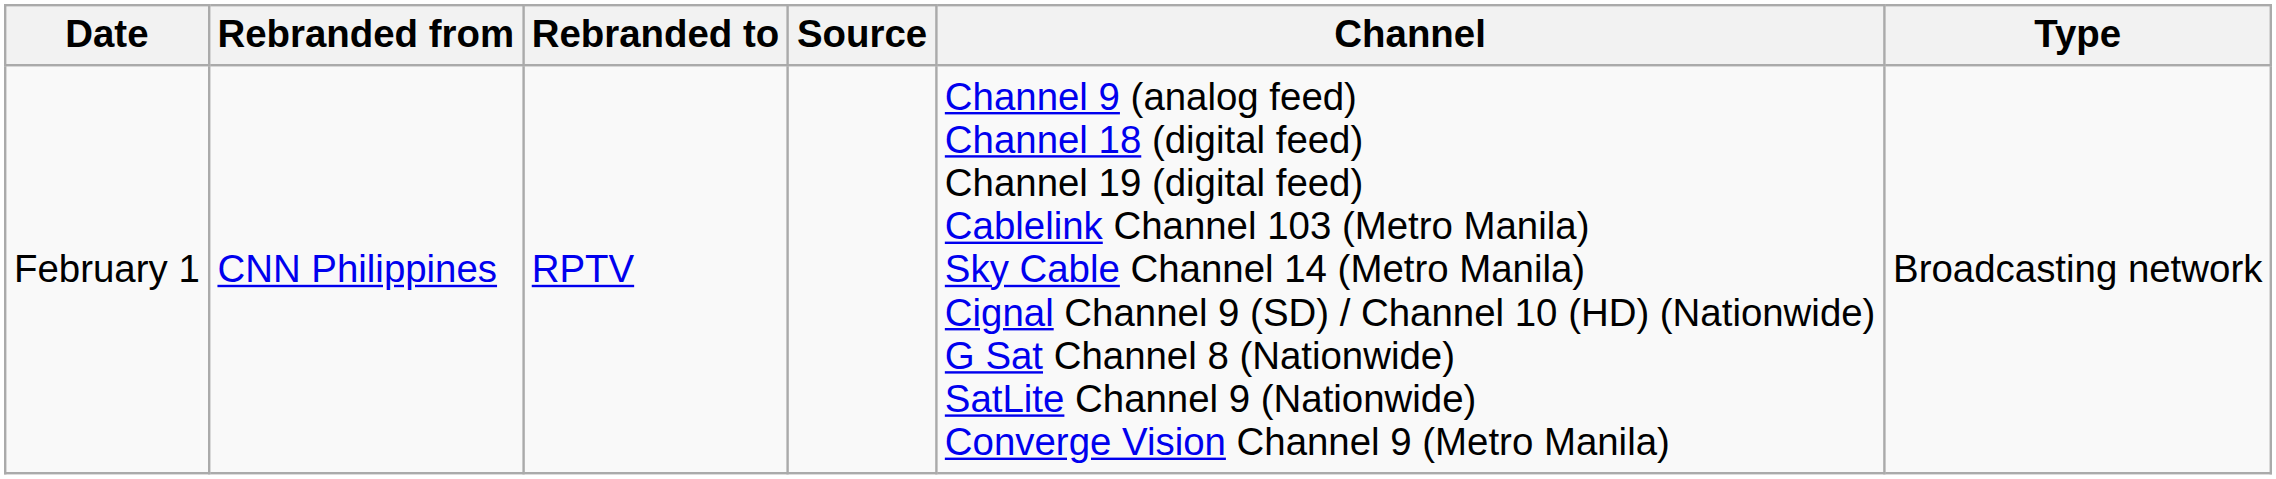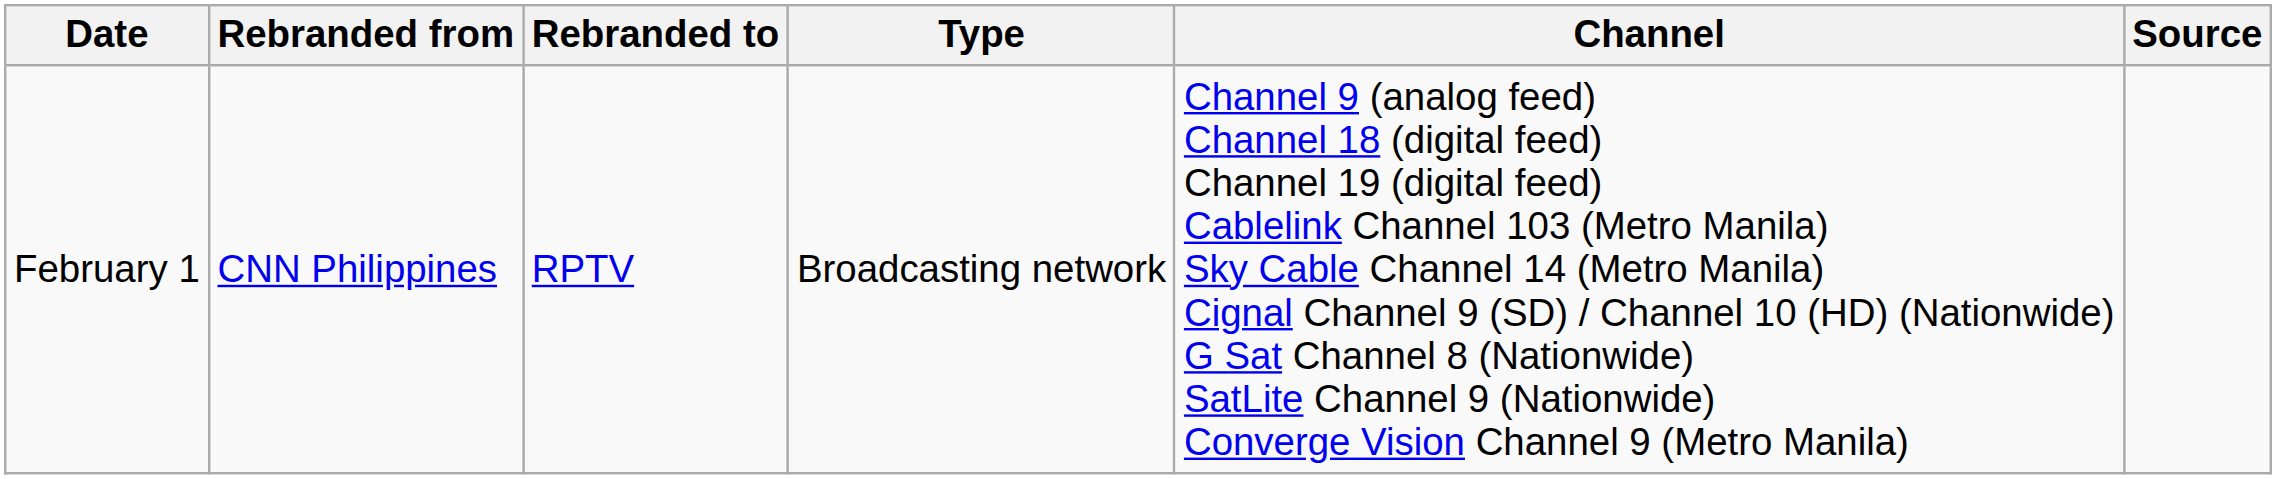columns swapped: (2078, 34) <-> (862, 34)
